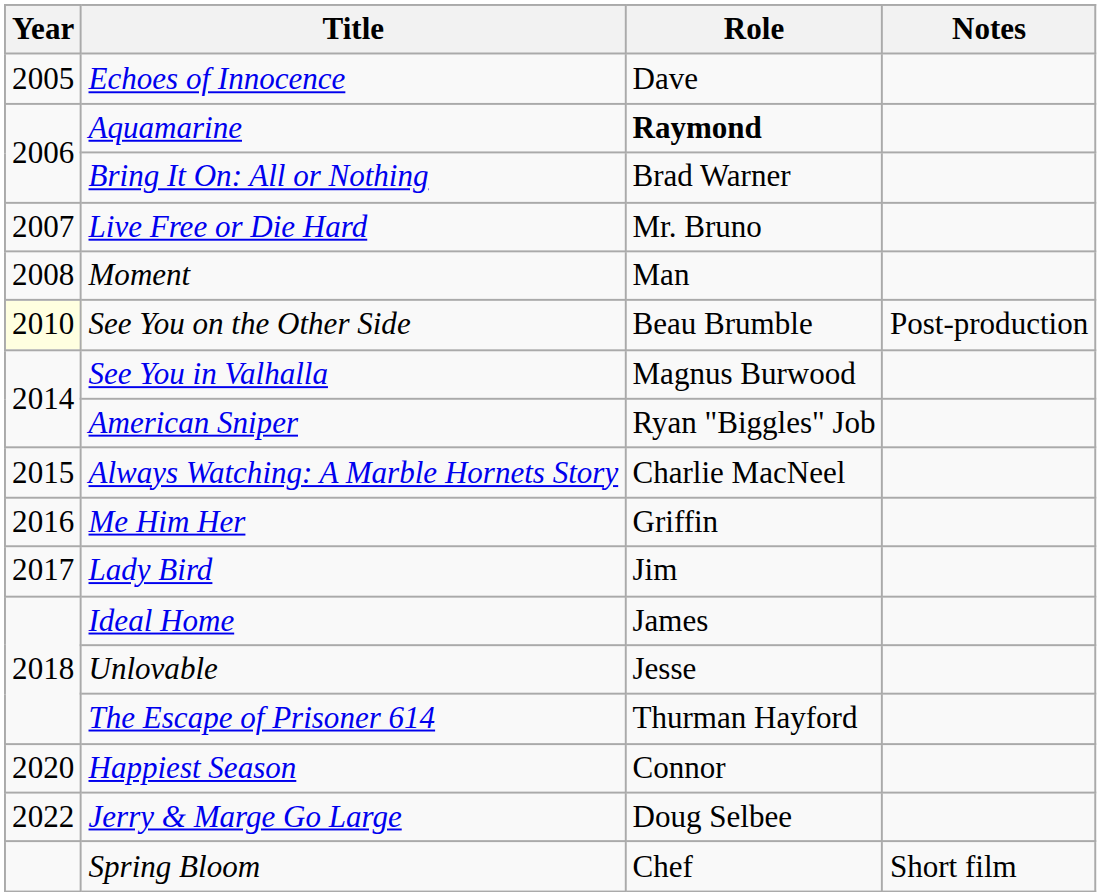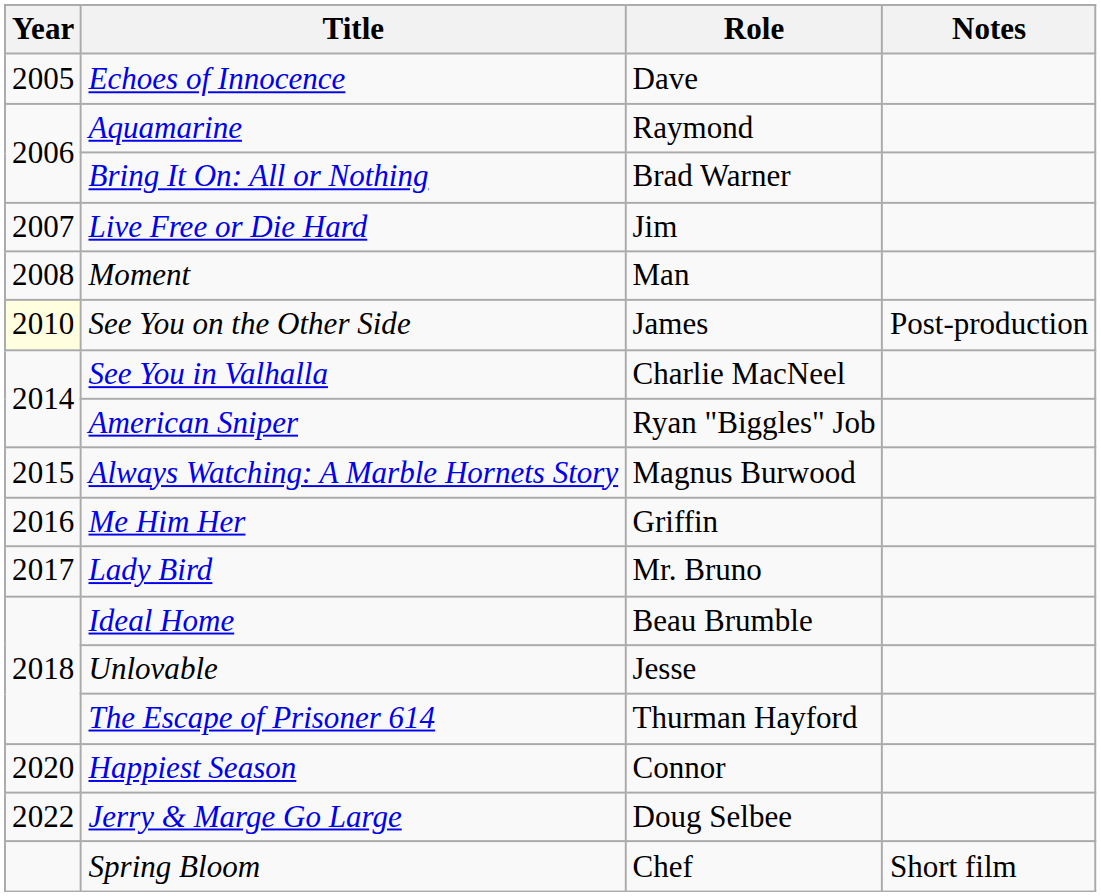(697, 127) bold -> (693, 127) normal
(697, 226) Mr. Bruno -> (655, 226) Jim
(723, 324) Beau Brumble -> (670, 324) James
(744, 373) Magnus Burwood -> (739, 373) Charlie MacNeel
(739, 472) Charlie MacNeel -> (744, 472) Magnus Burwood
(655, 570) Jim -> (697, 570) Mr. Bruno
(670, 619) James -> (723, 619) Beau Brumble
